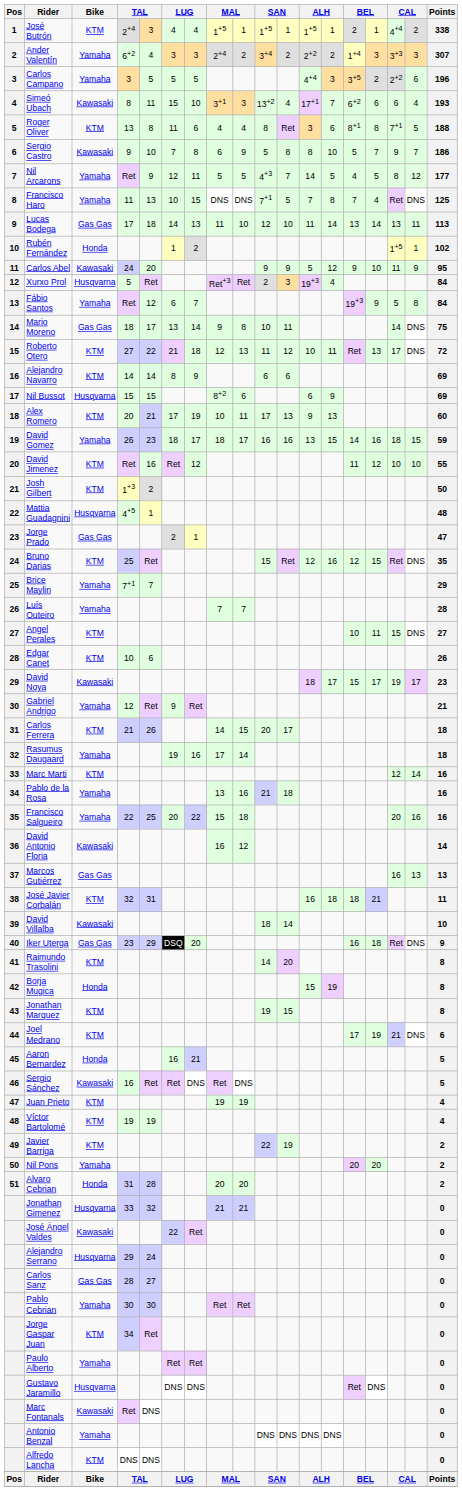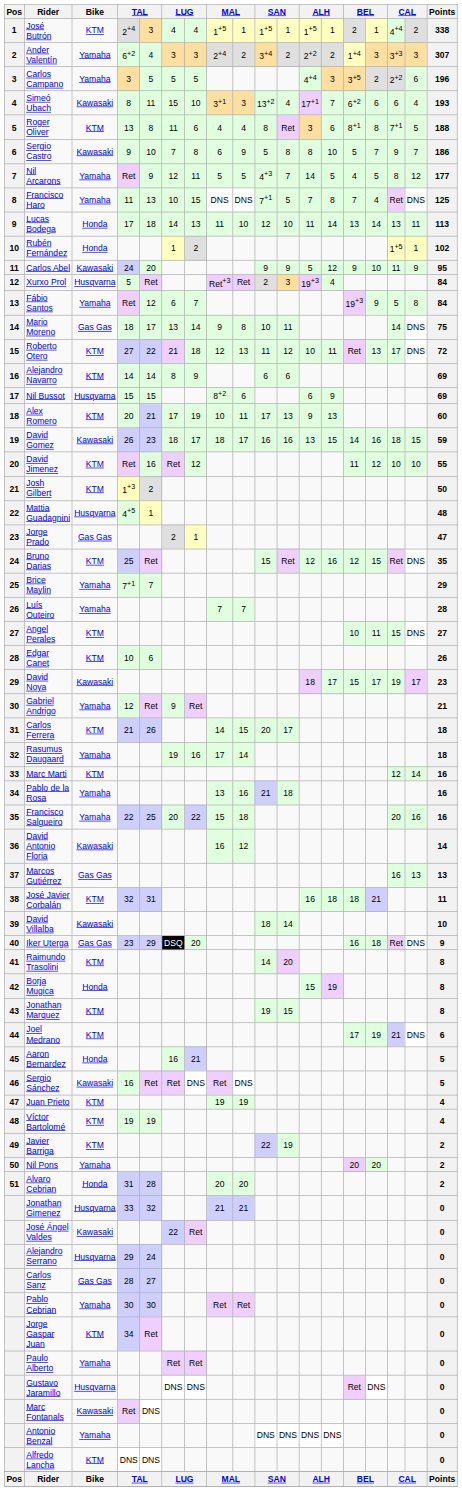(95, 224) Gas Gas -> (95, 224) Honda
(95, 440) Yamaha -> (95, 440) Kawasaki
